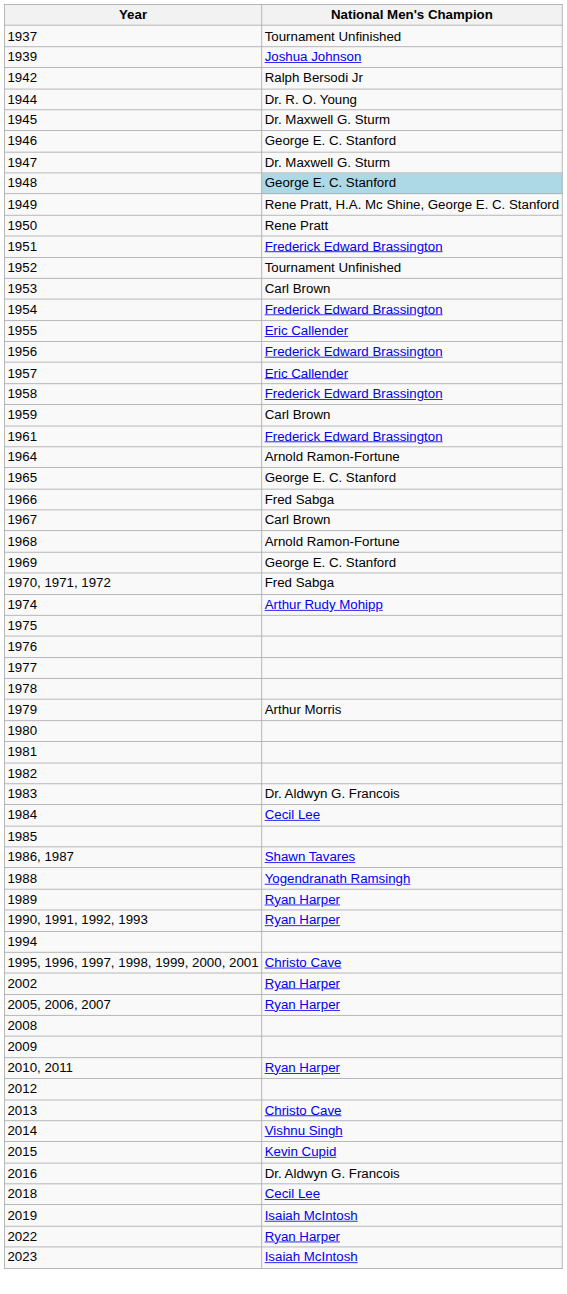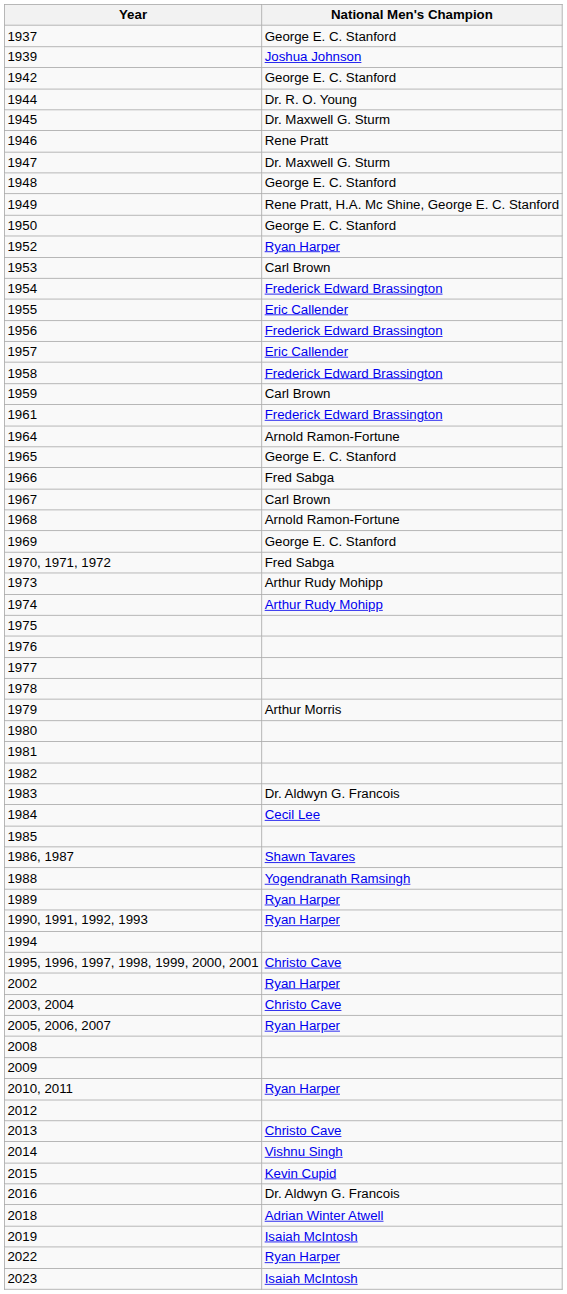(333, 36) Tournament Unfinished -> (330, 36) George E. C. Stanford
(314, 78) Ralph Bersodi Jr -> (330, 78) George E. C. Stanford
(330, 141) George E. C. Stanford -> (296, 141) Rene Pratt
(330, 183) lightblue background -> (330, 183) no background
(296, 225) Rene Pratt -> (330, 225) George E. C. Stanford
- row: (22, 246)
(333, 267) Tournament Unfinished -> (302, 246) Ryan Harper
+ row: (22, 583)
+ row: (41, 1004)
(292, 1194) Cecil Lee -> (324, 1215) Adrian Winter Atwell
